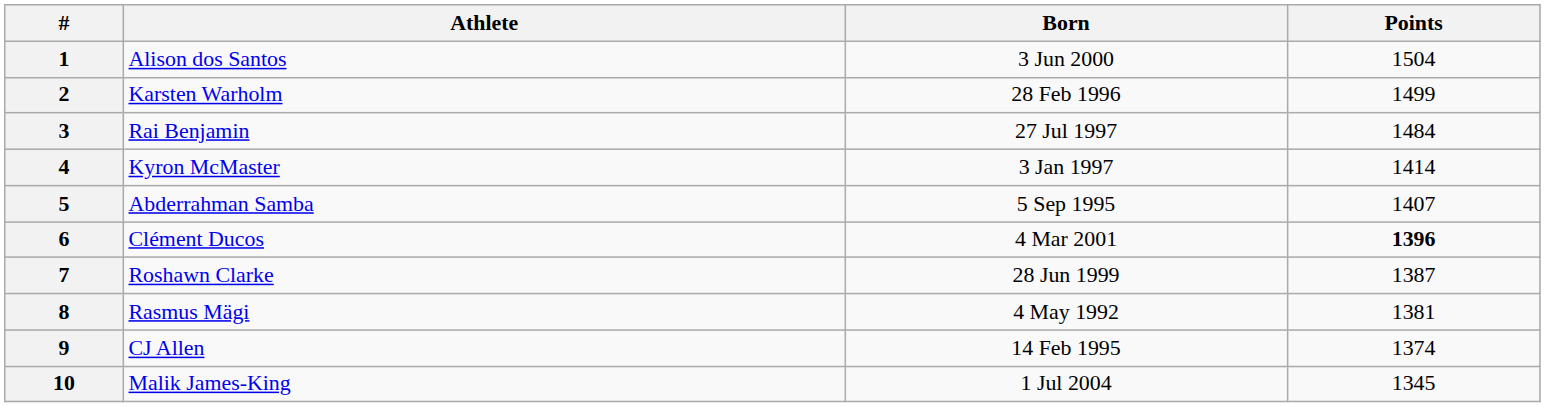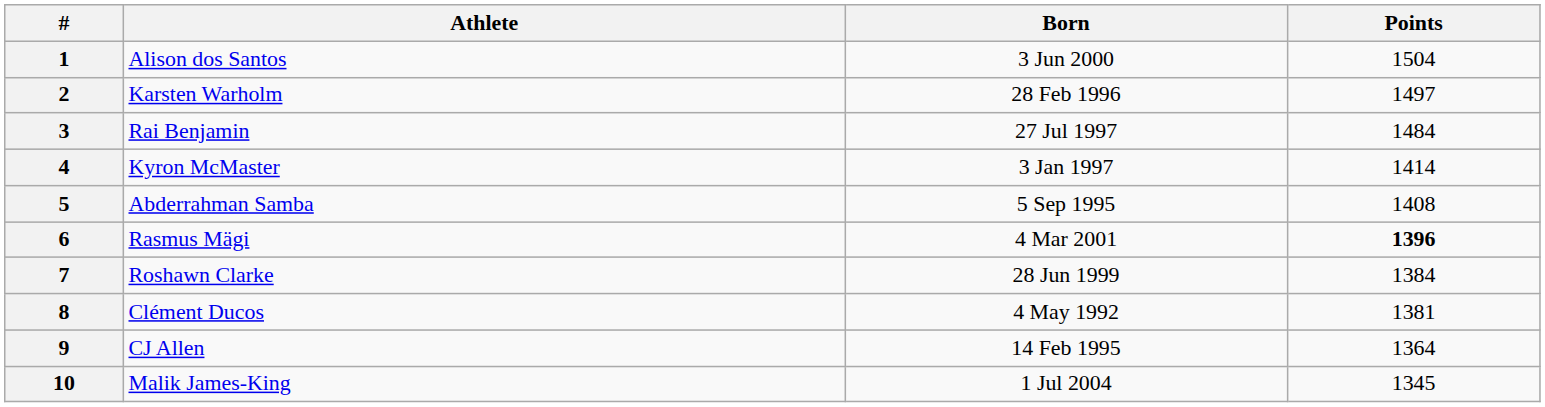(1414, 95) 1499 -> (1414, 95) 1497
(1414, 203) 1407 -> (1414, 203) 1408
(196, 239) Clément Ducos -> (189, 239) Rasmus Mägi
(1414, 275) 1387 -> (1414, 275) 1384
(189, 311) Rasmus Mägi -> (196, 311) Clément Ducos
(1414, 347) 1374 -> (1414, 347) 1364
